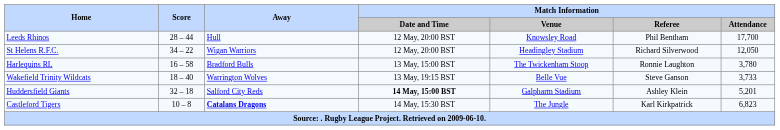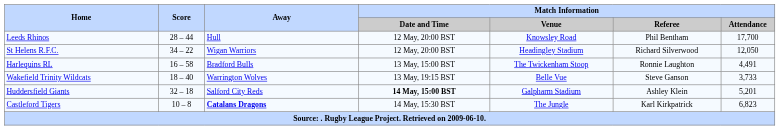(748, 64) 3,780 -> (748, 64) 4,491
